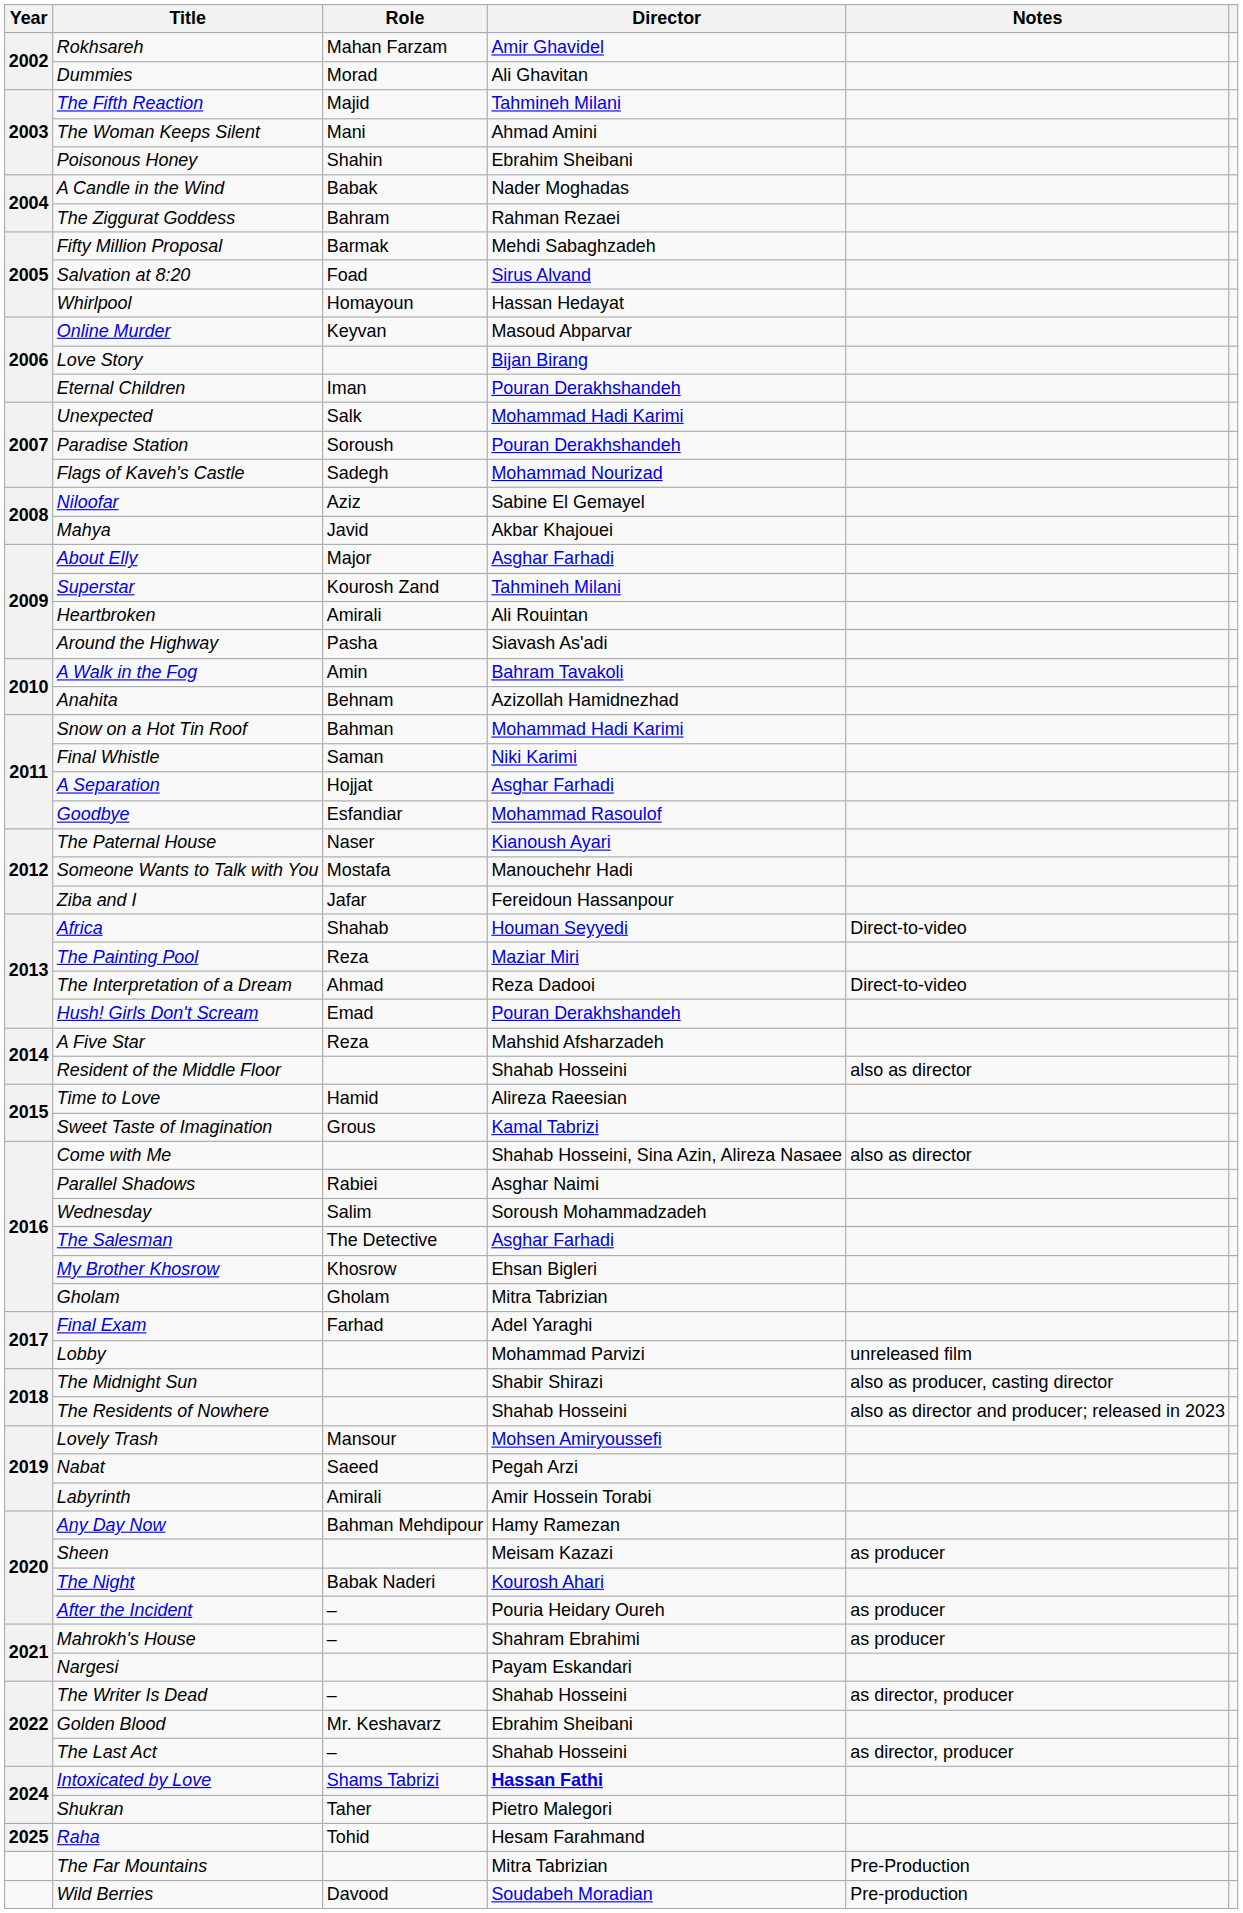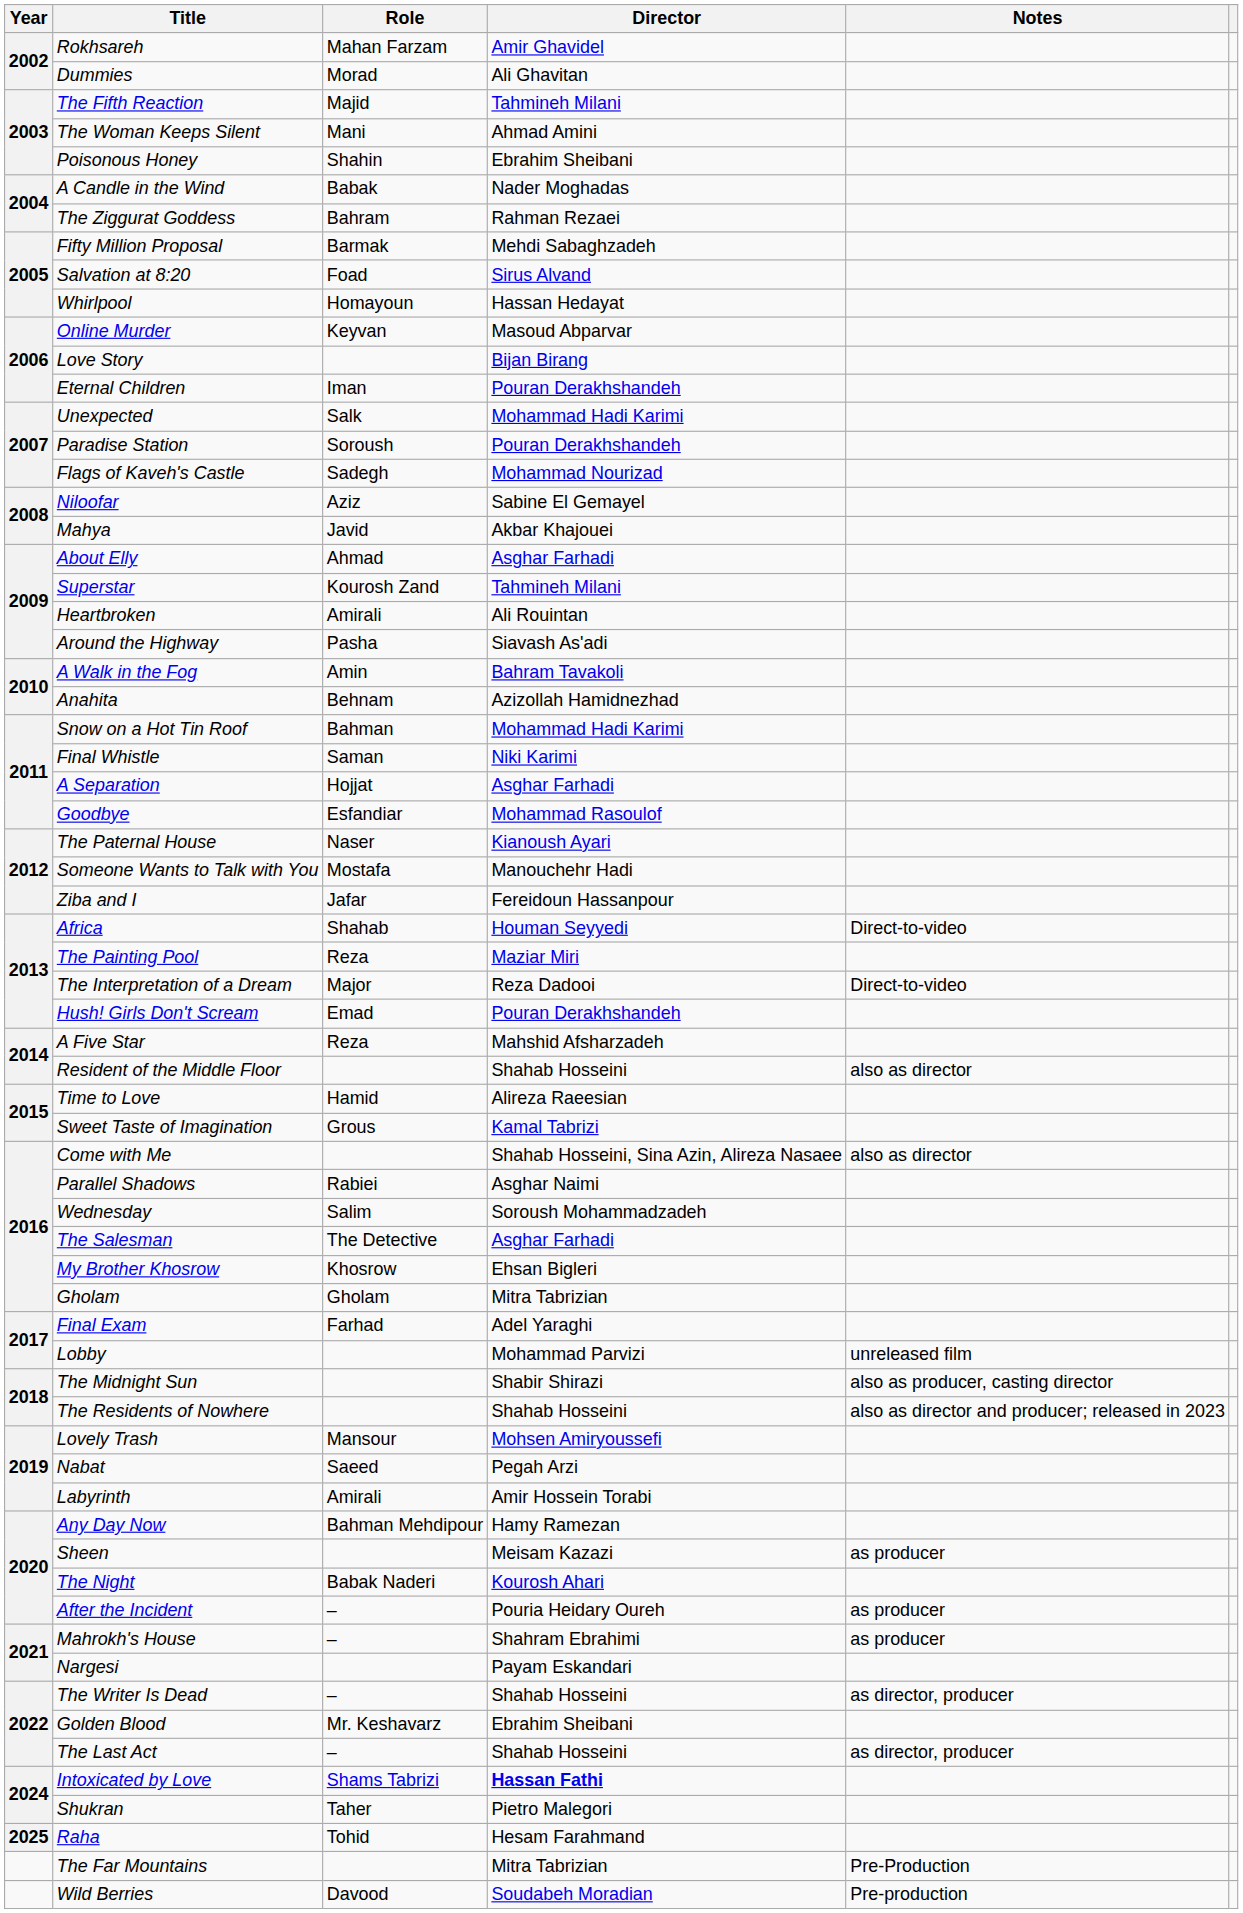(349, 558) Major -> (355, 558) Ahmad
(355, 984) Ahmad -> (349, 984) Major
